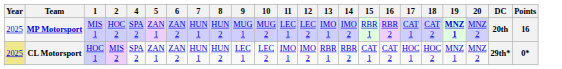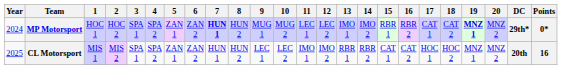+ column: (136, 10)
(15, 29) 2025 -> (15, 29) 2024
(95, 29) MIS 1 -> (95, 29) HOC 1
(198, 29) normal -> (217, 29) bold
(500, 29) 20th -> (519, 29) 29th*
(525, 29) 16 -> (544, 29) 0*
(15, 52) khaki background -> (15, 52) no background
(95, 52) HOC 1 -> (95, 52) MIS 1
(500, 52) 29th* -> (519, 52) 20th
(525, 52) 0* -> (544, 52) 16
